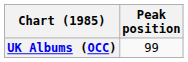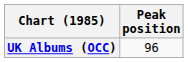(151, 48) 99 -> (151, 48) 96
